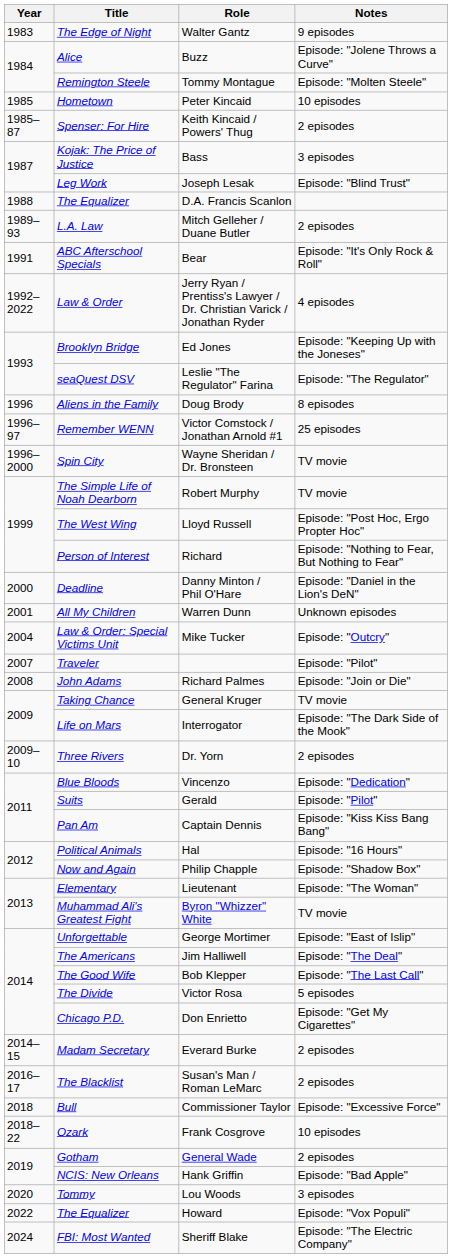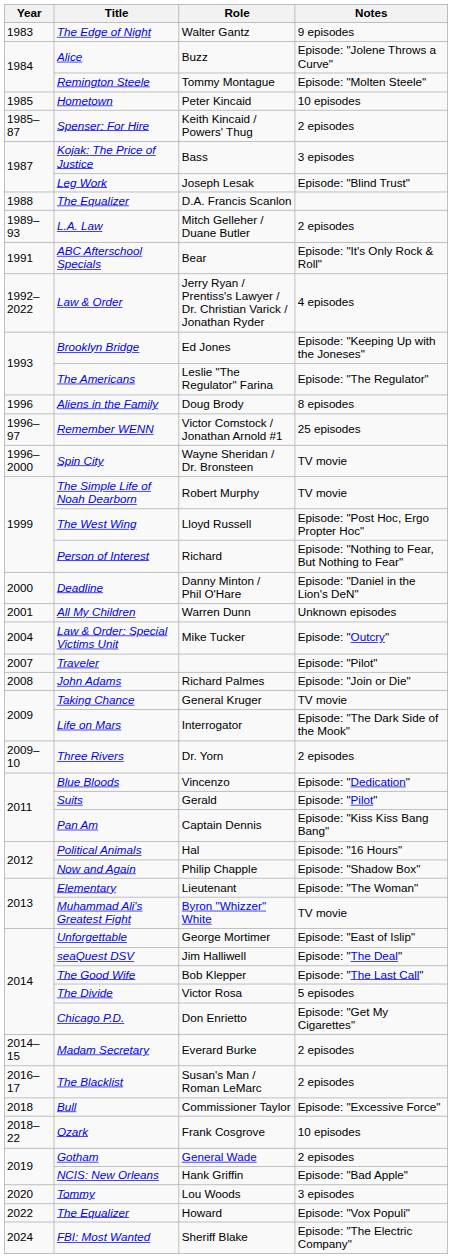(96, 379) seaQuest DSV -> (96, 379) The Americans
(96, 956) The Americans -> (96, 956) seaQuest DSV
